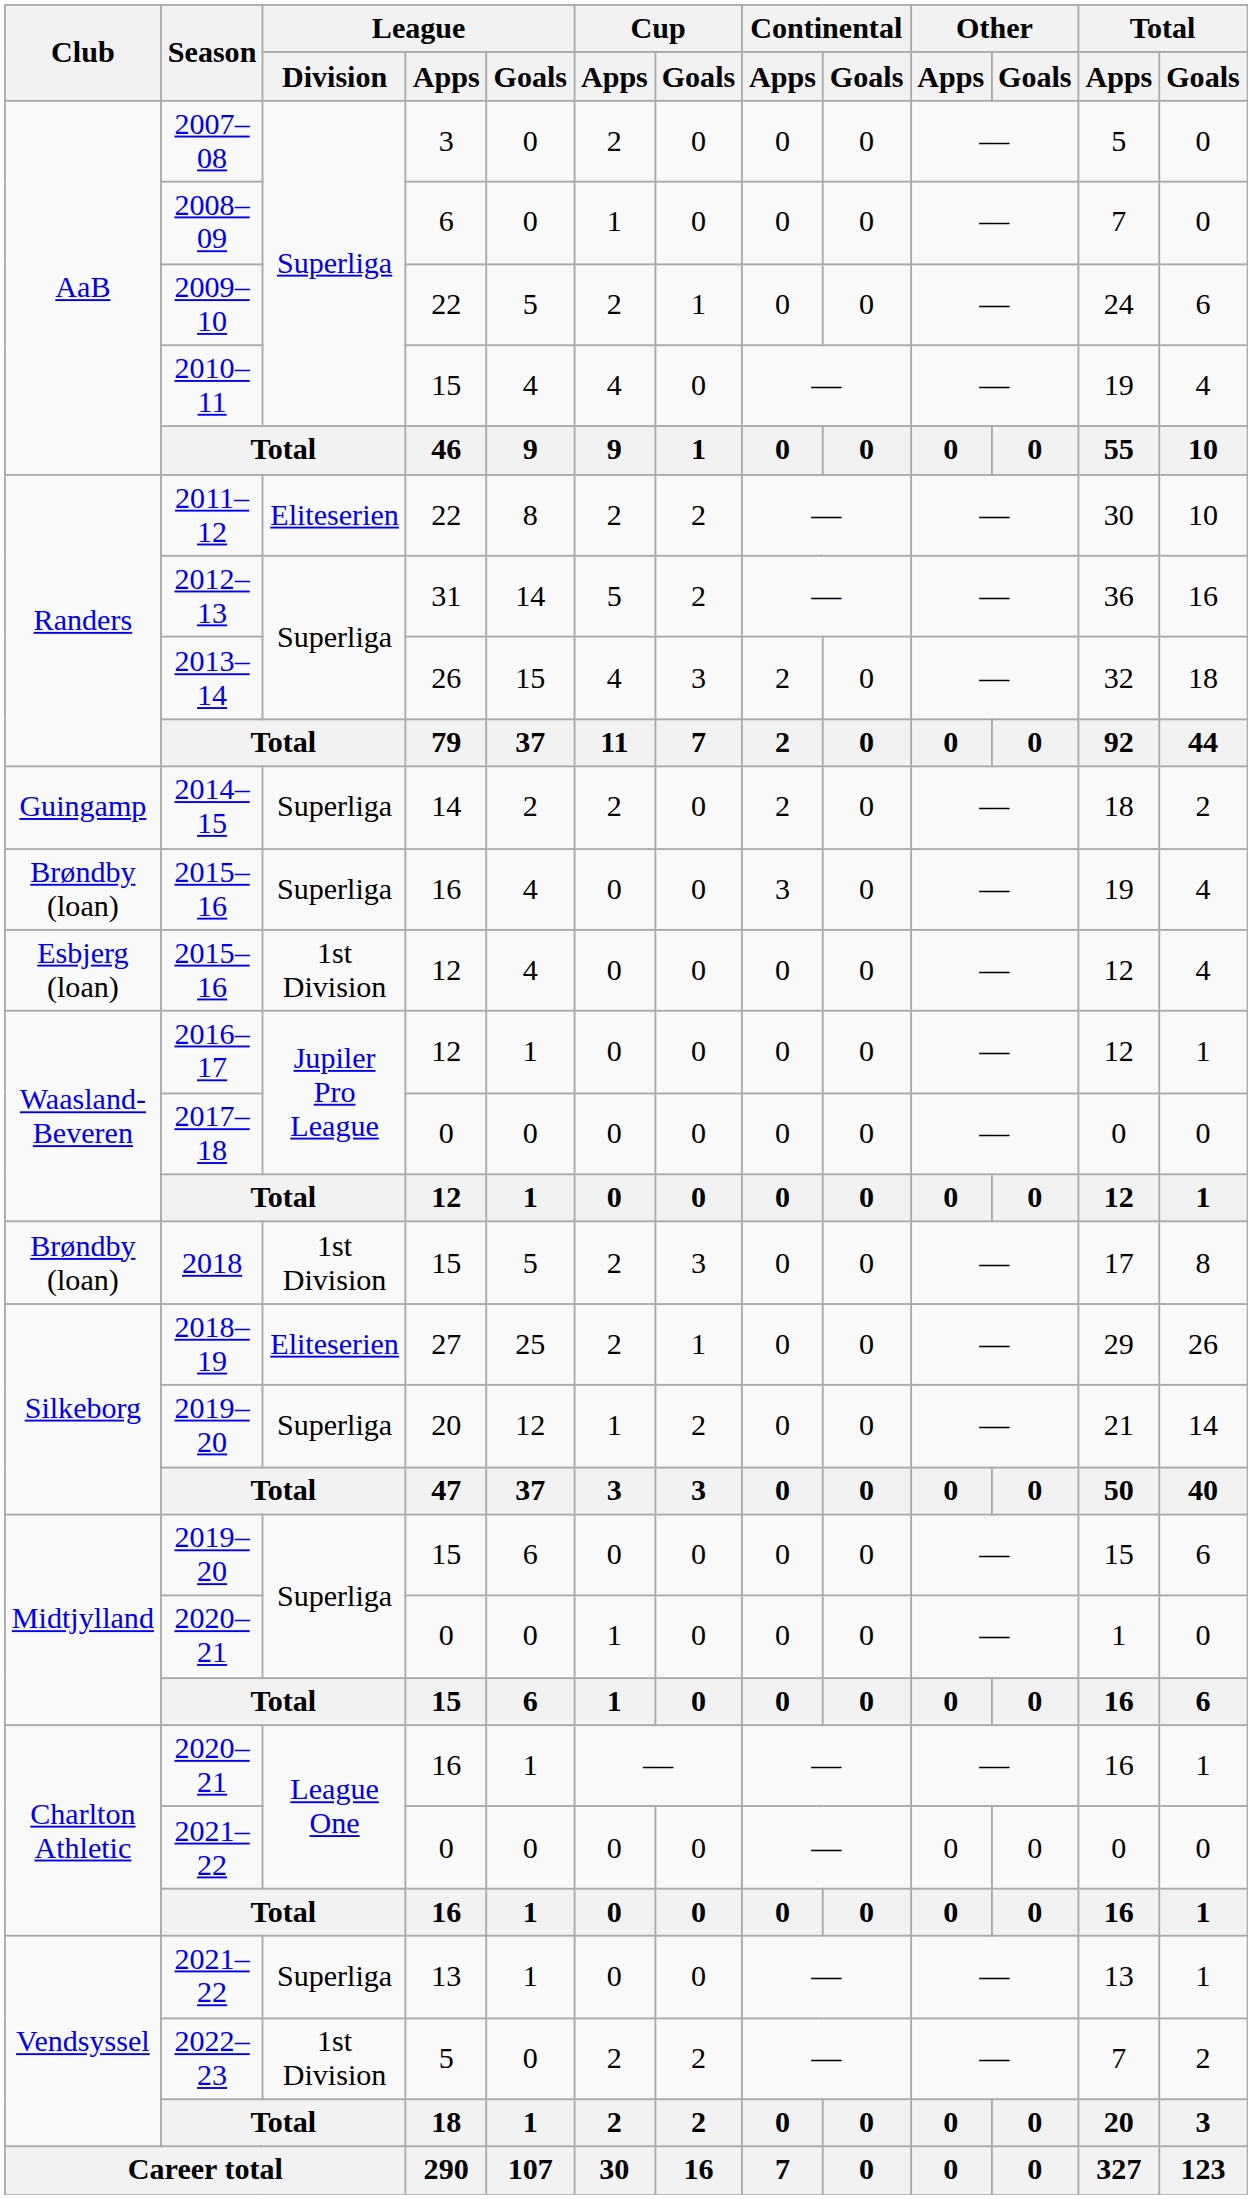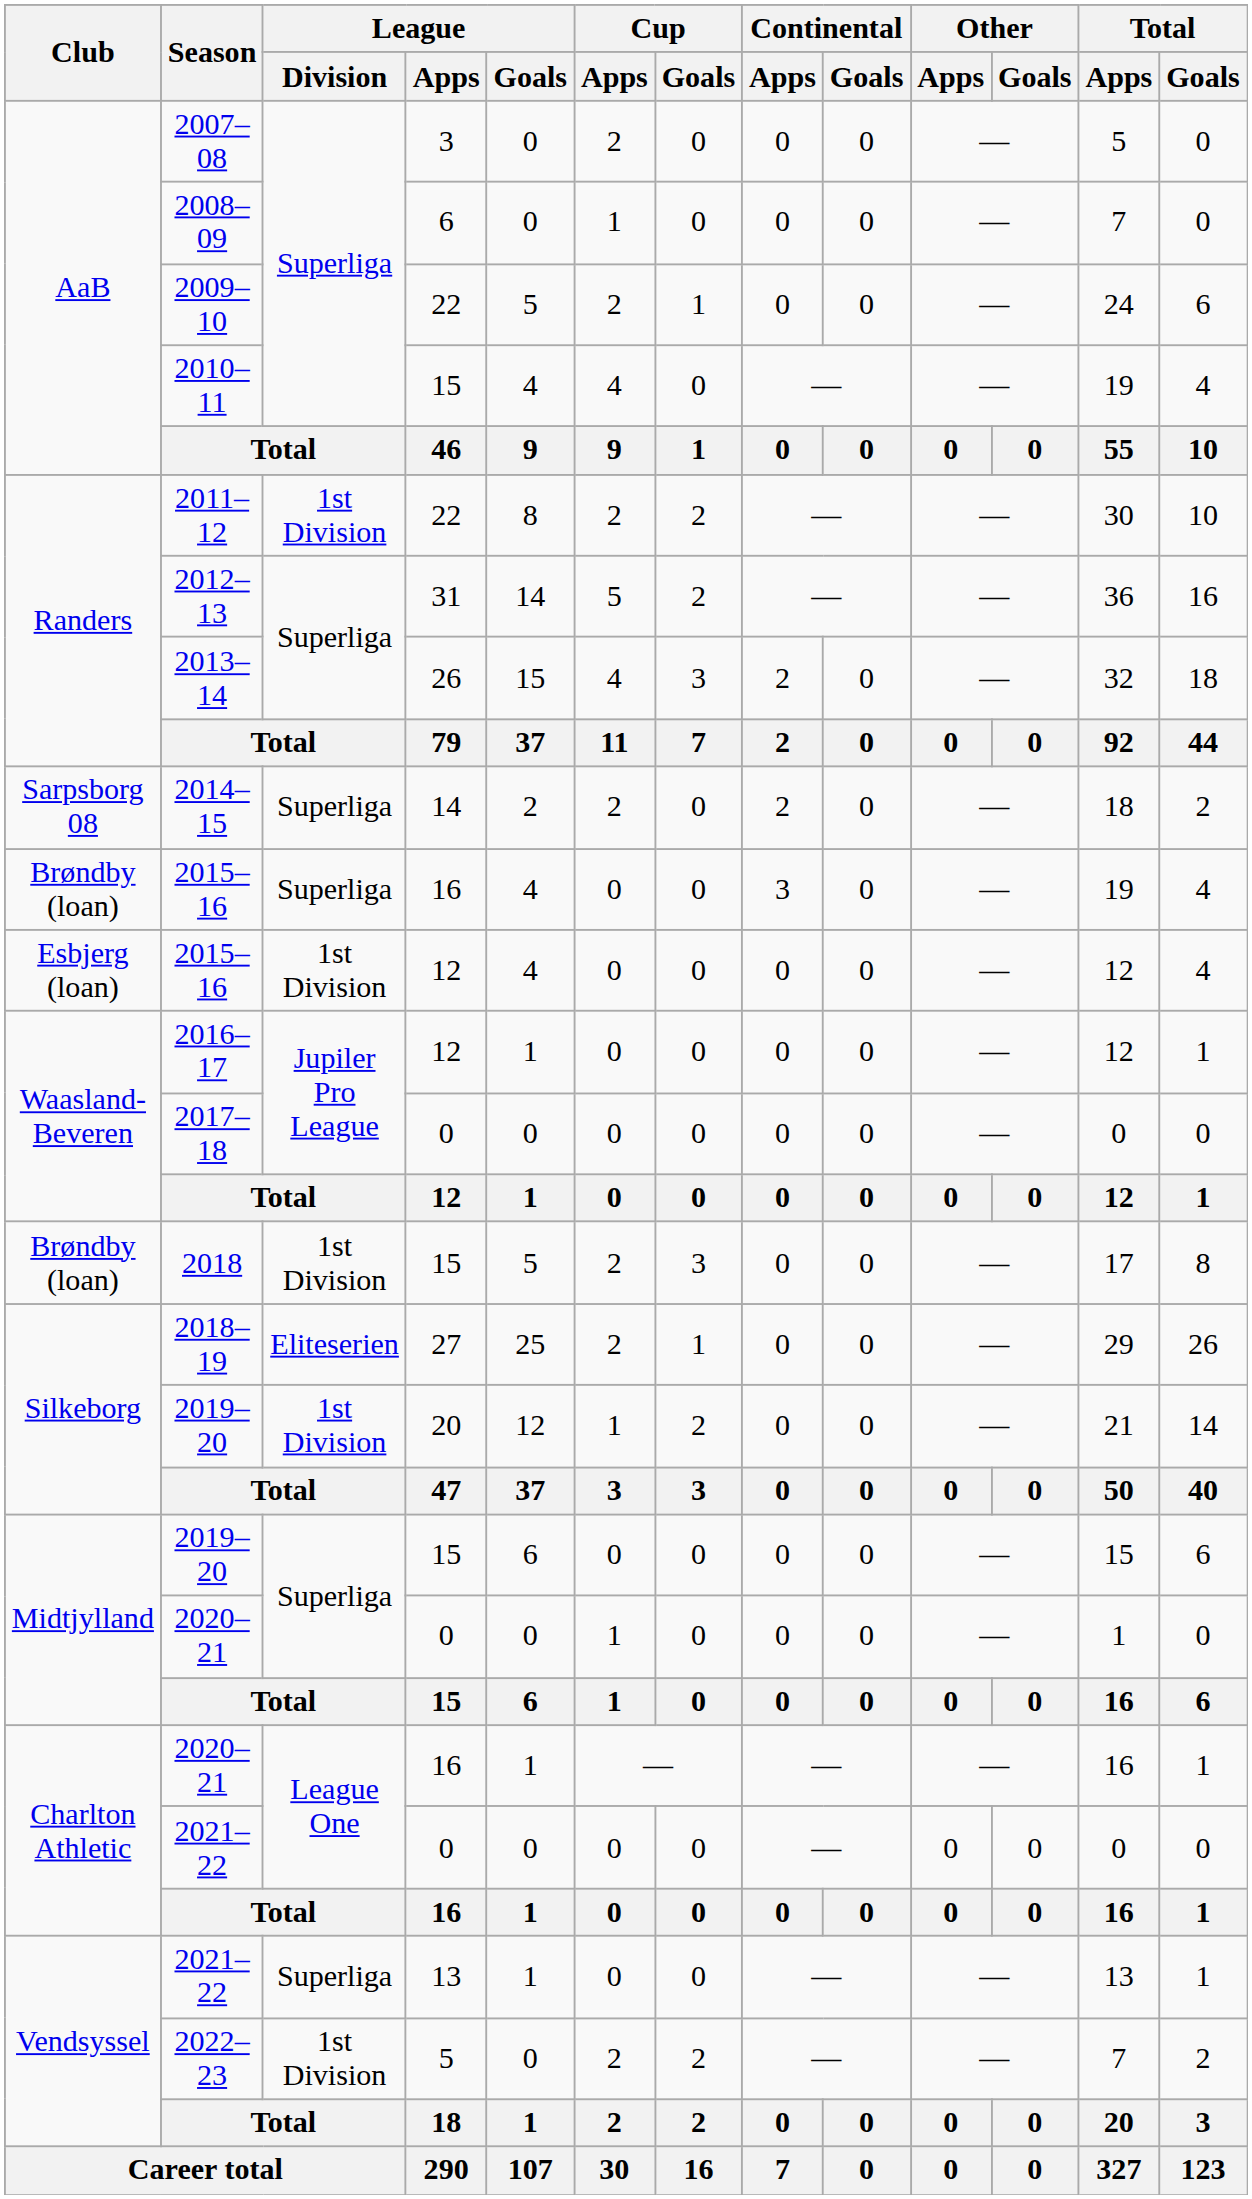(335, 514) Eliteserien -> (335, 514) 1st Division
(83, 806) Guingamp -> (83, 806) Sarpsborg 08
(335, 1425) Superliga -> (335, 1425) 1st Division
